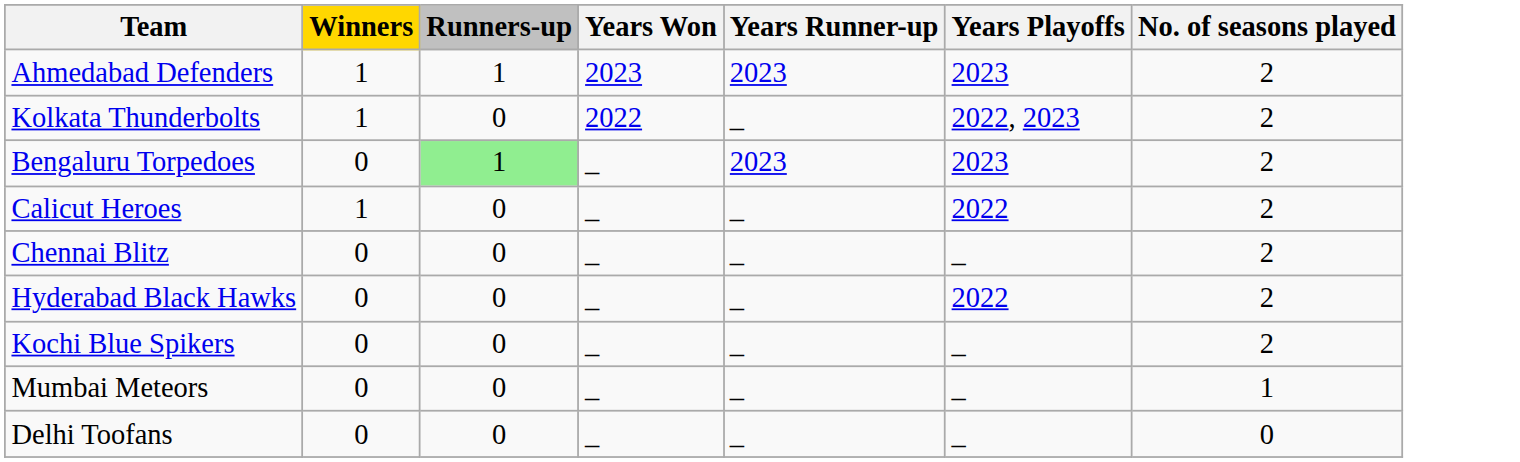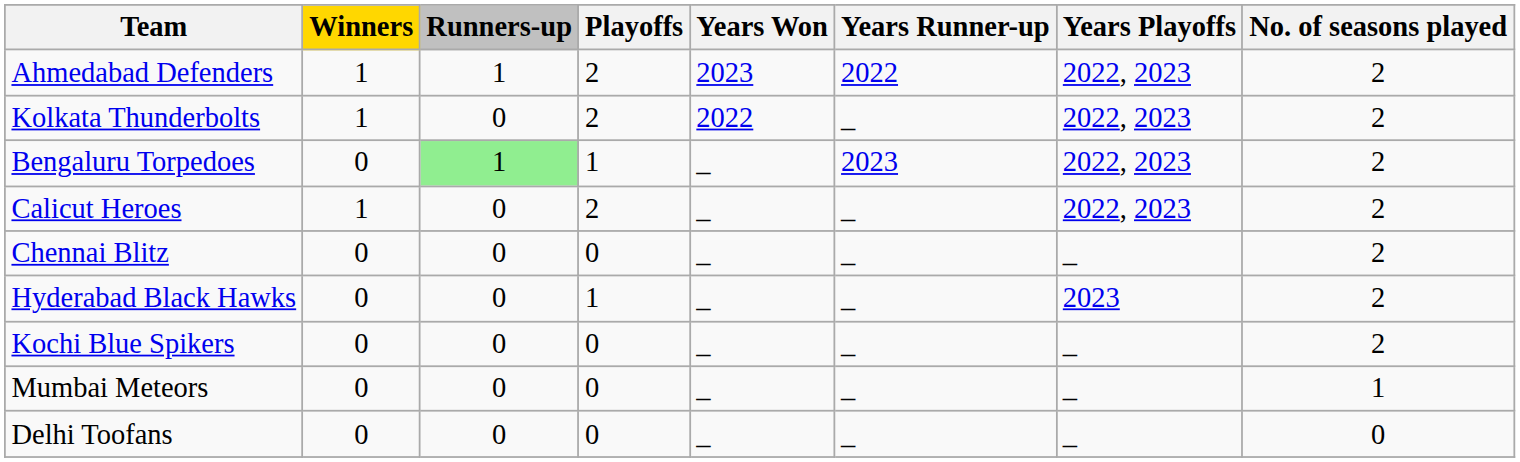+ column: (634, 27)
(758, 72) 2023 -> (870, 72) 2022
(980, 72) 2023 -> (1127, 72) 2022, 2023
(980, 162) 2023 -> (1127, 162) 2022, 2023
(980, 207) 2022 -> (1127, 207) 2022, 2023
(980, 298) 2022 -> (1091, 298) 2023
